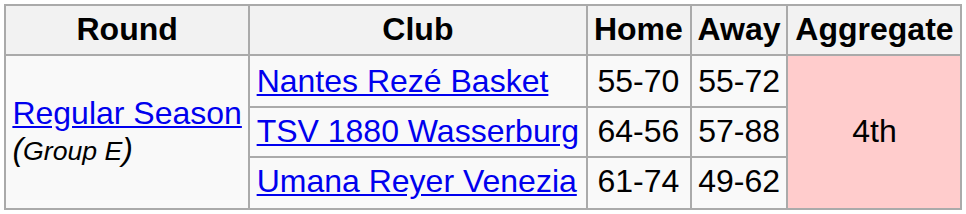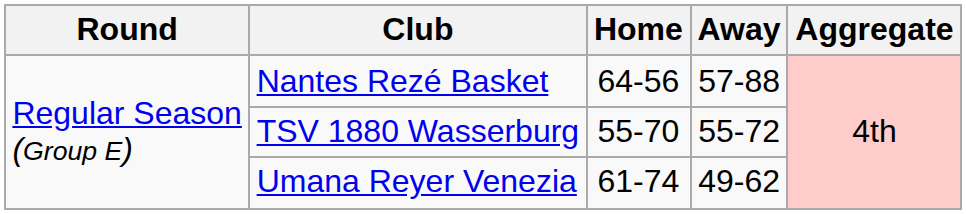(638, 80) 55-70 -> (638, 80) 64-56
(739, 80) 55-72 -> (739, 80) 57-88
(638, 131) 64-56 -> (638, 131) 55-70
(739, 131) 57-88 -> (739, 131) 55-72
